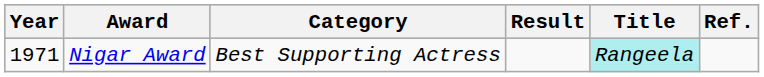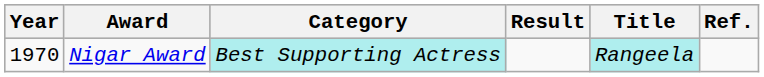(35, 55) 1971 -> (35, 55) 1970
(358, 55) no background -> (358, 55) paleturquoise background
